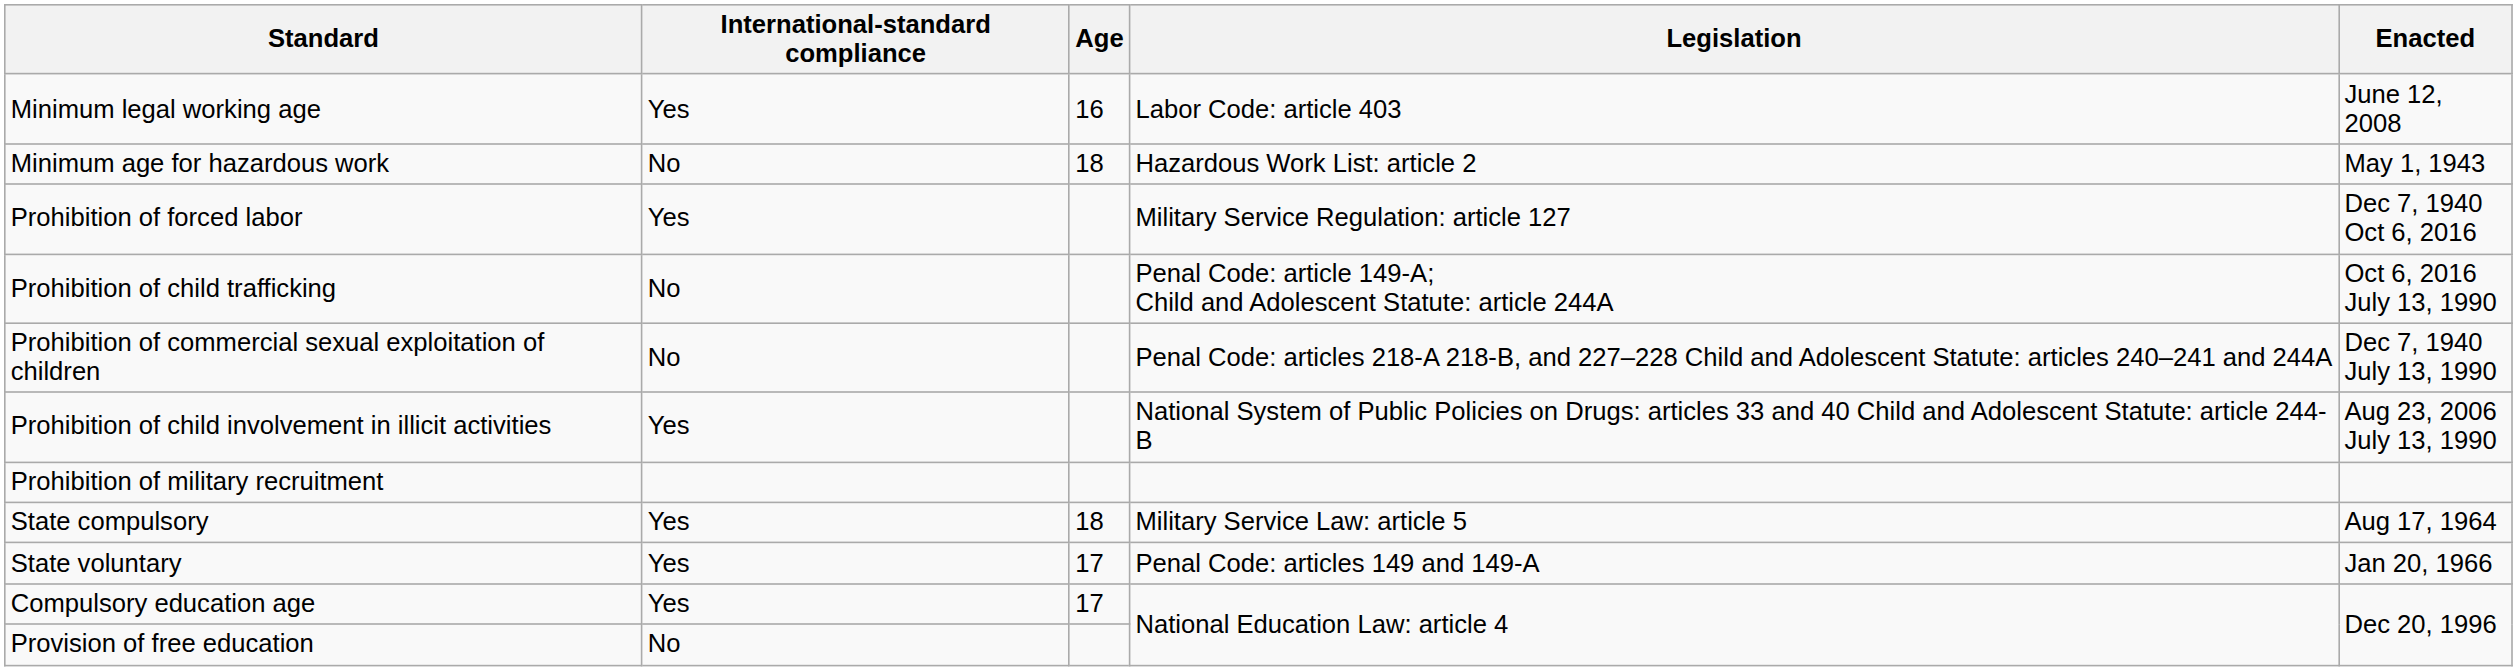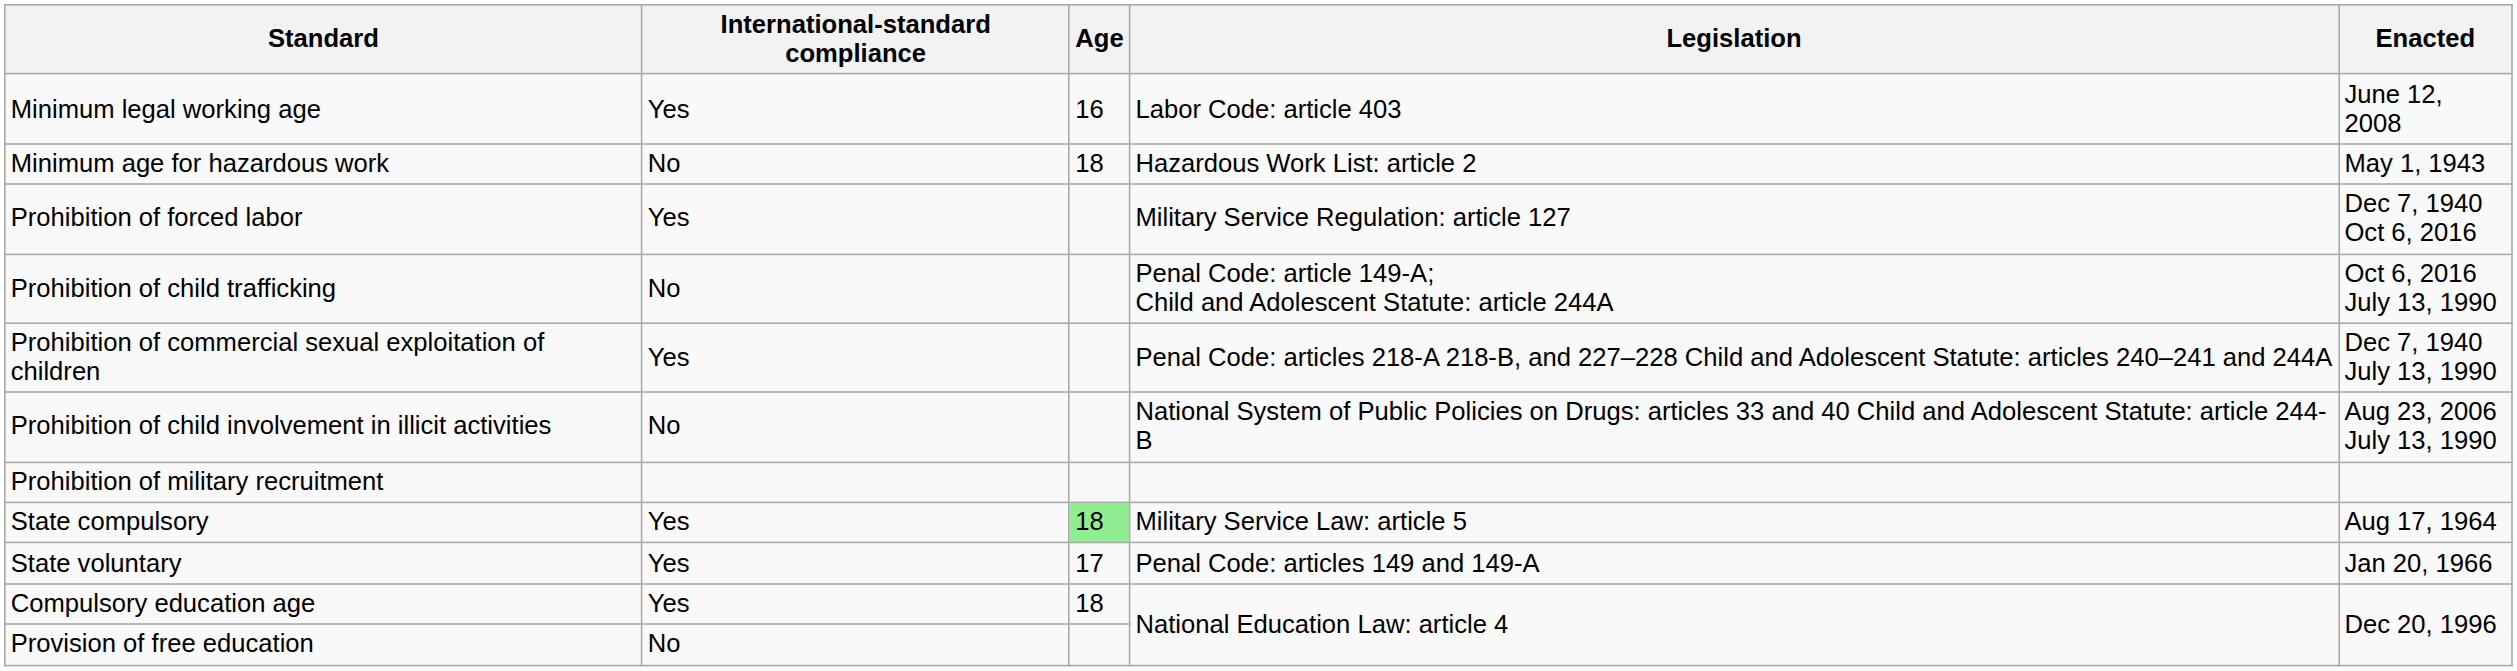(664, 357) No -> (669, 357) Yes
(669, 426) Yes -> (664, 426) No
(1089, 522) no background -> (1089, 522) lightgreen background
(1089, 603) 17 -> (1089, 603) 18
